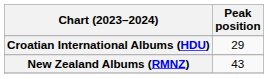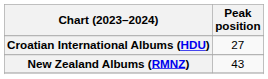(238, 45) 29 -> (238, 45) 27
